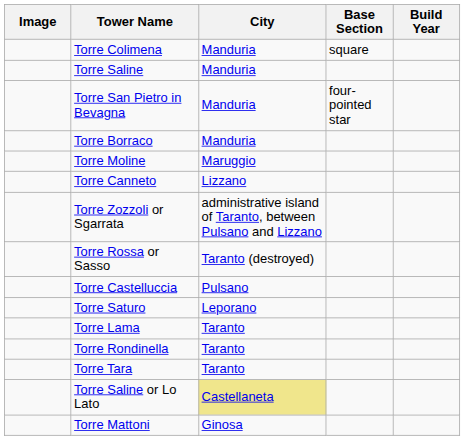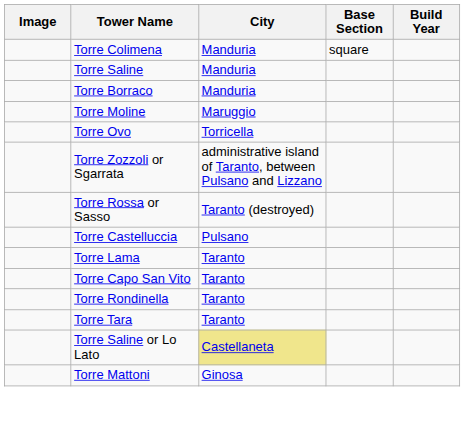- row: (128, 105)
+ row: (103, 132)
- row: (115, 181)
- row: (110, 307)
+ row: (132, 278)
